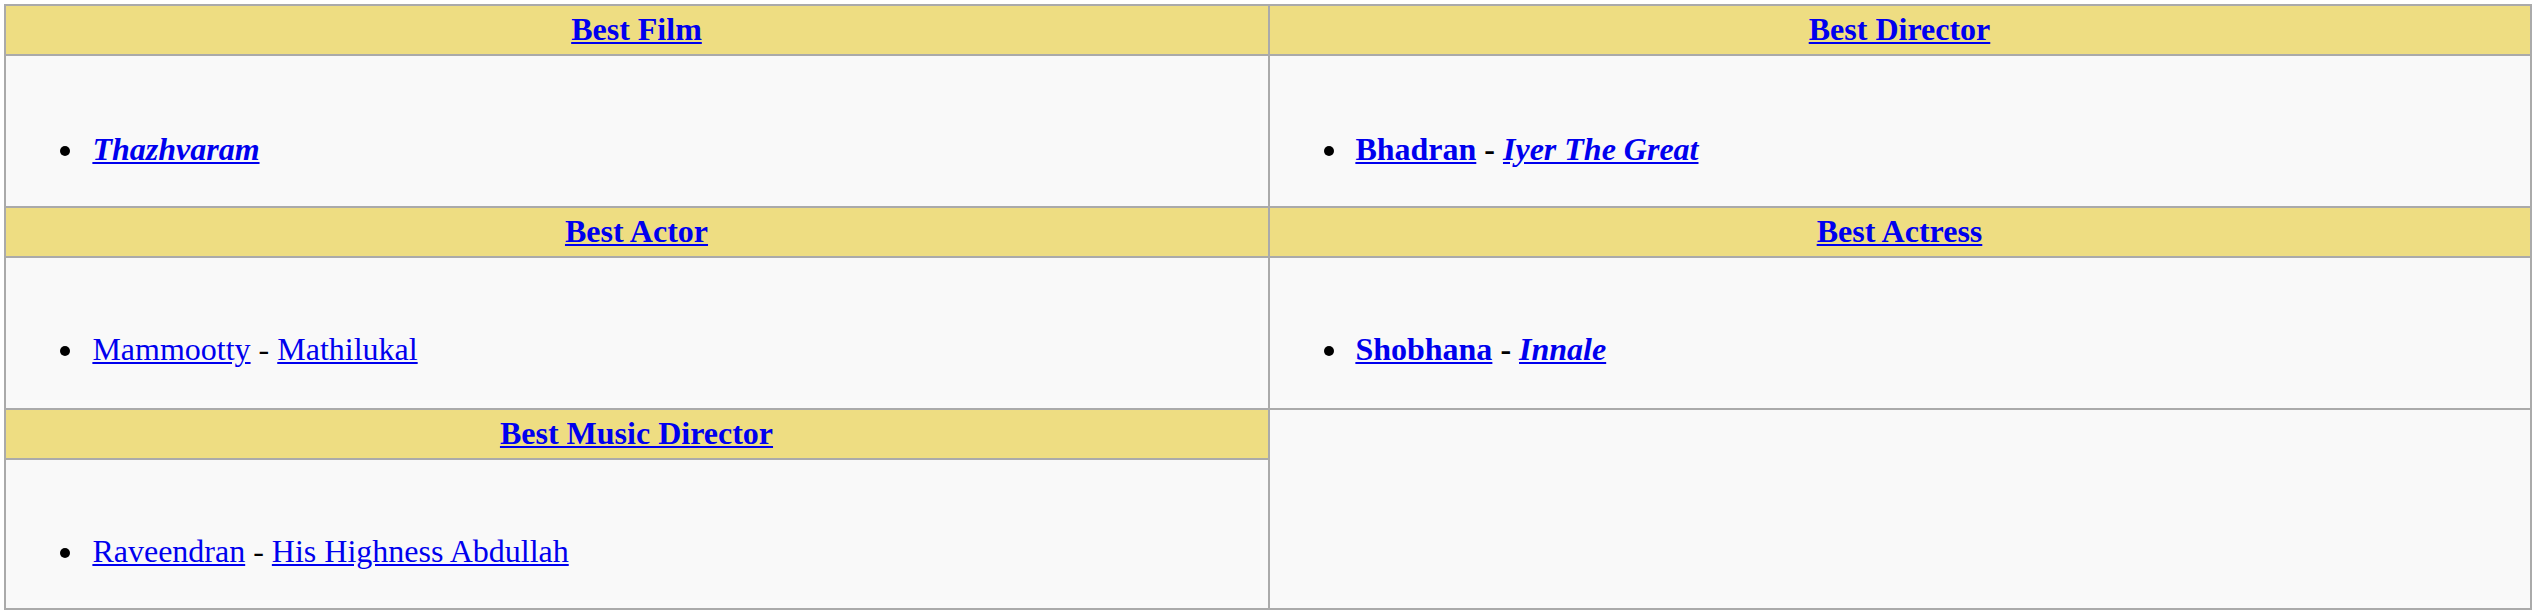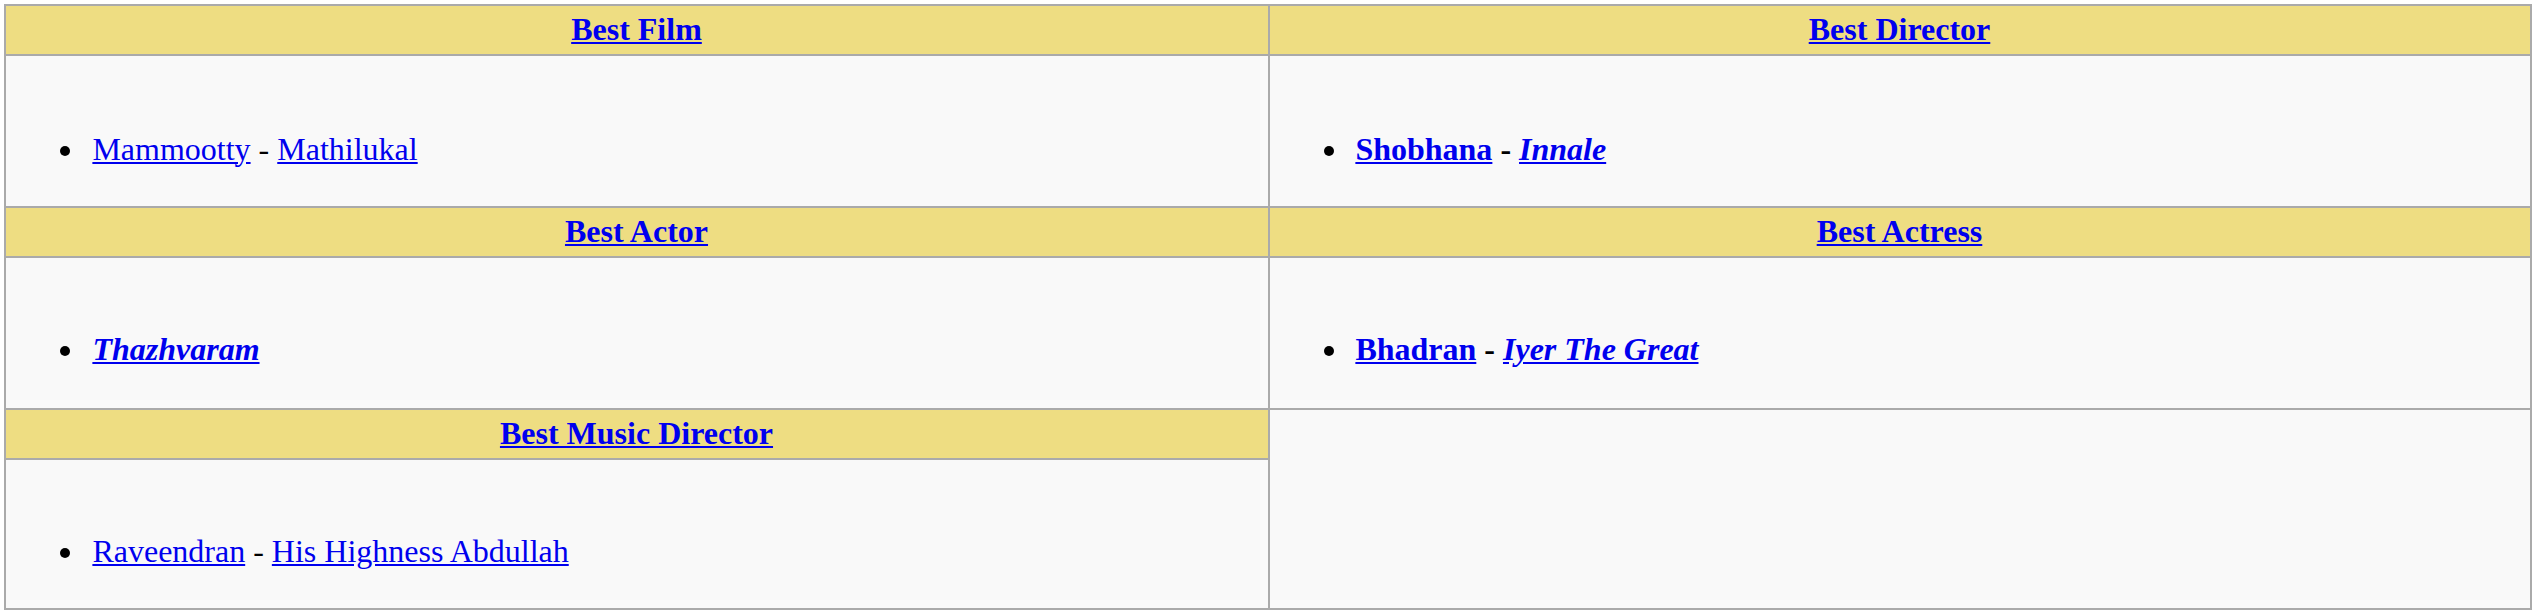rows swapped: (636, 149) <-> (636, 351)
